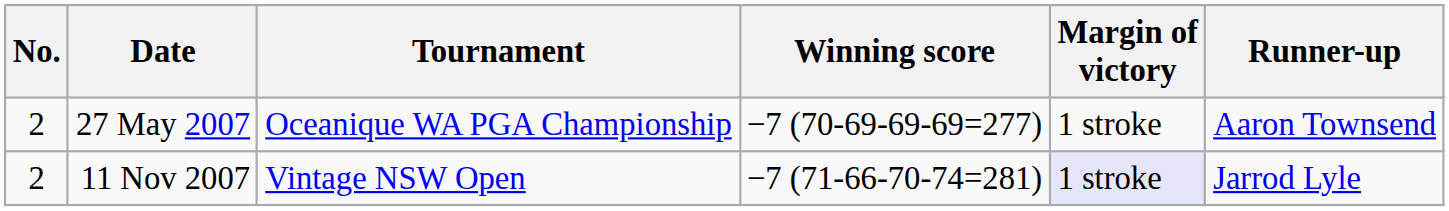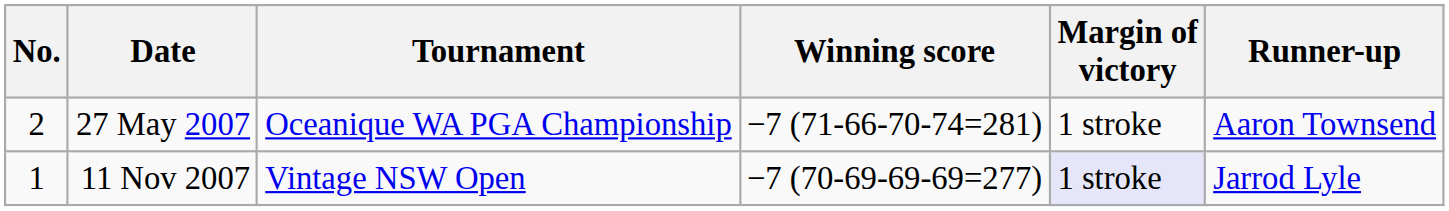(895, 124) −7 (70-69-69-69=277) -> (895, 124) −7 (71-66-70-74=281)
(37, 178) 2 -> (37, 178) 1
(895, 178) −7 (71-66-70-74=281) -> (895, 178) −7 (70-69-69-69=277)
